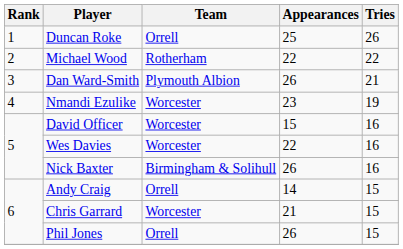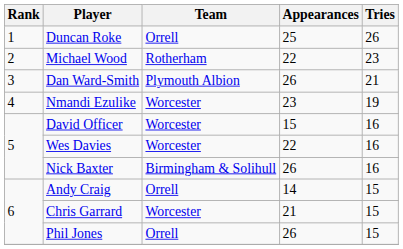(372, 59) 22 -> (372, 59) 23
